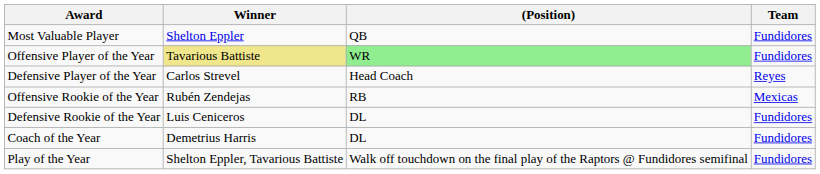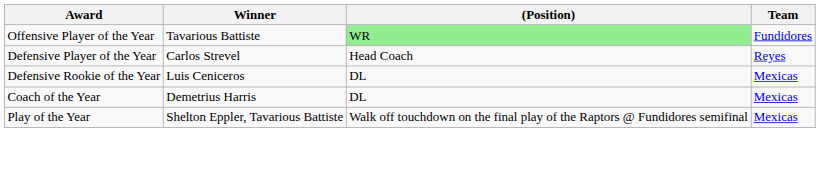- row: (63, 35)
(213, 55) khaki background -> (213, 35) no background
- row: (83, 96)
(783, 117) Fundidores -> (776, 76) Mexicas
(783, 138) Fundidores -> (776, 96) Mexicas
(783, 158) Fundidores -> (776, 117) Mexicas
